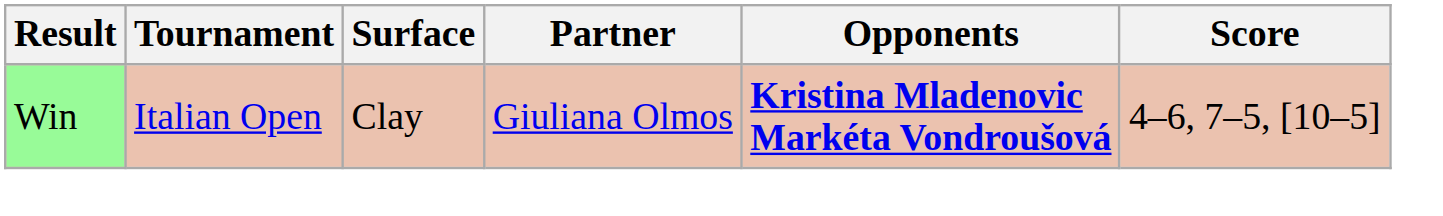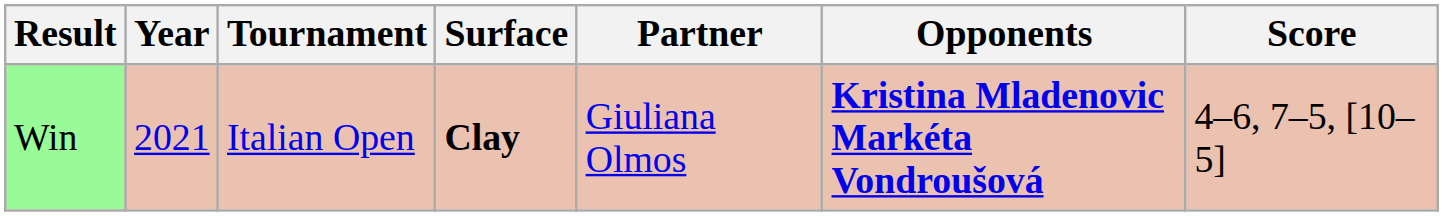+ column: (172, 34)
(387, 115) normal -> (482, 136) bold
